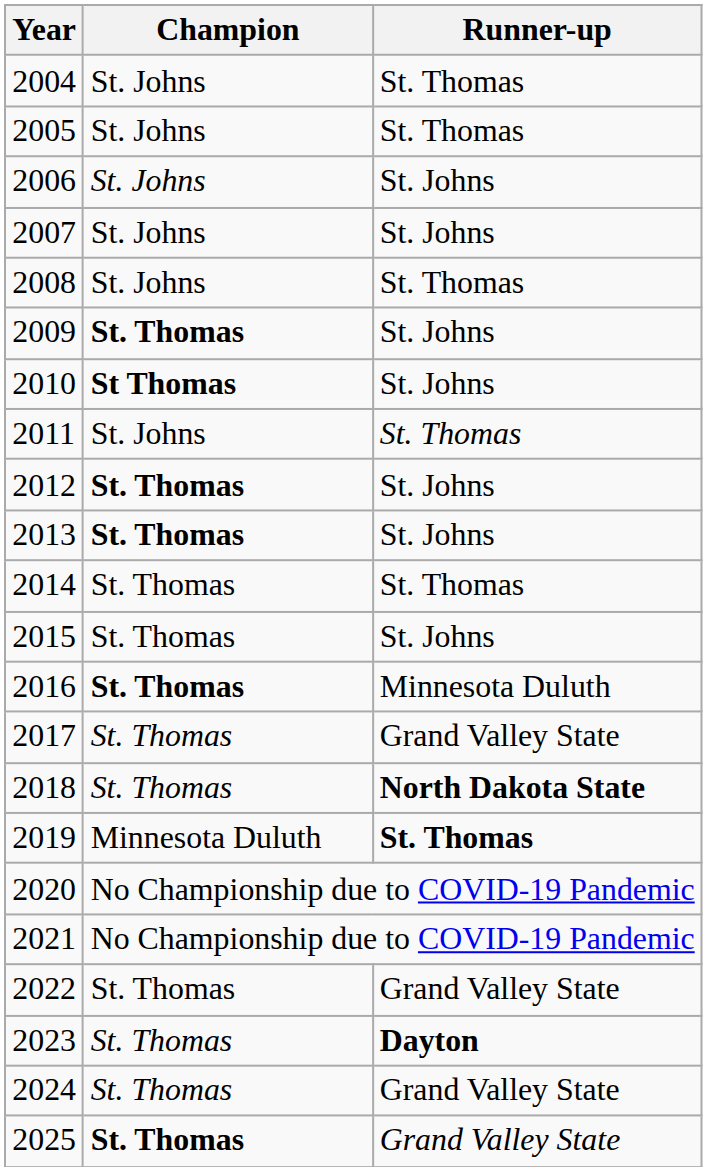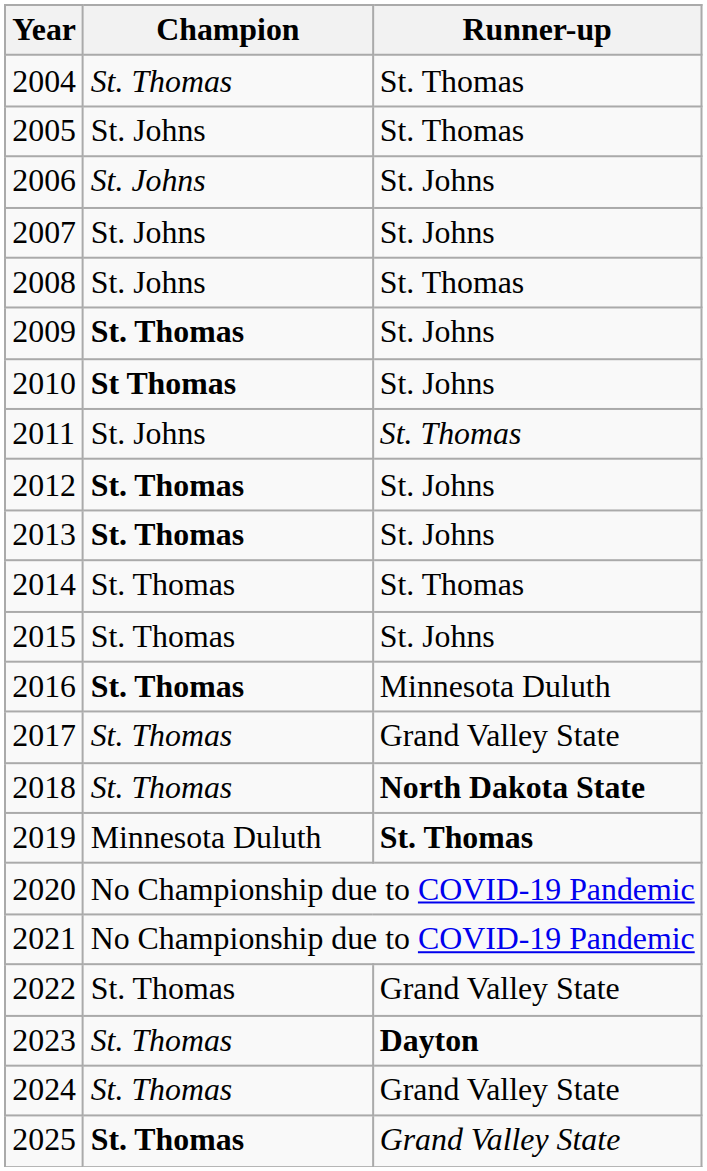(148, 80) St. Johns -> (161, 80) St. Thomas
